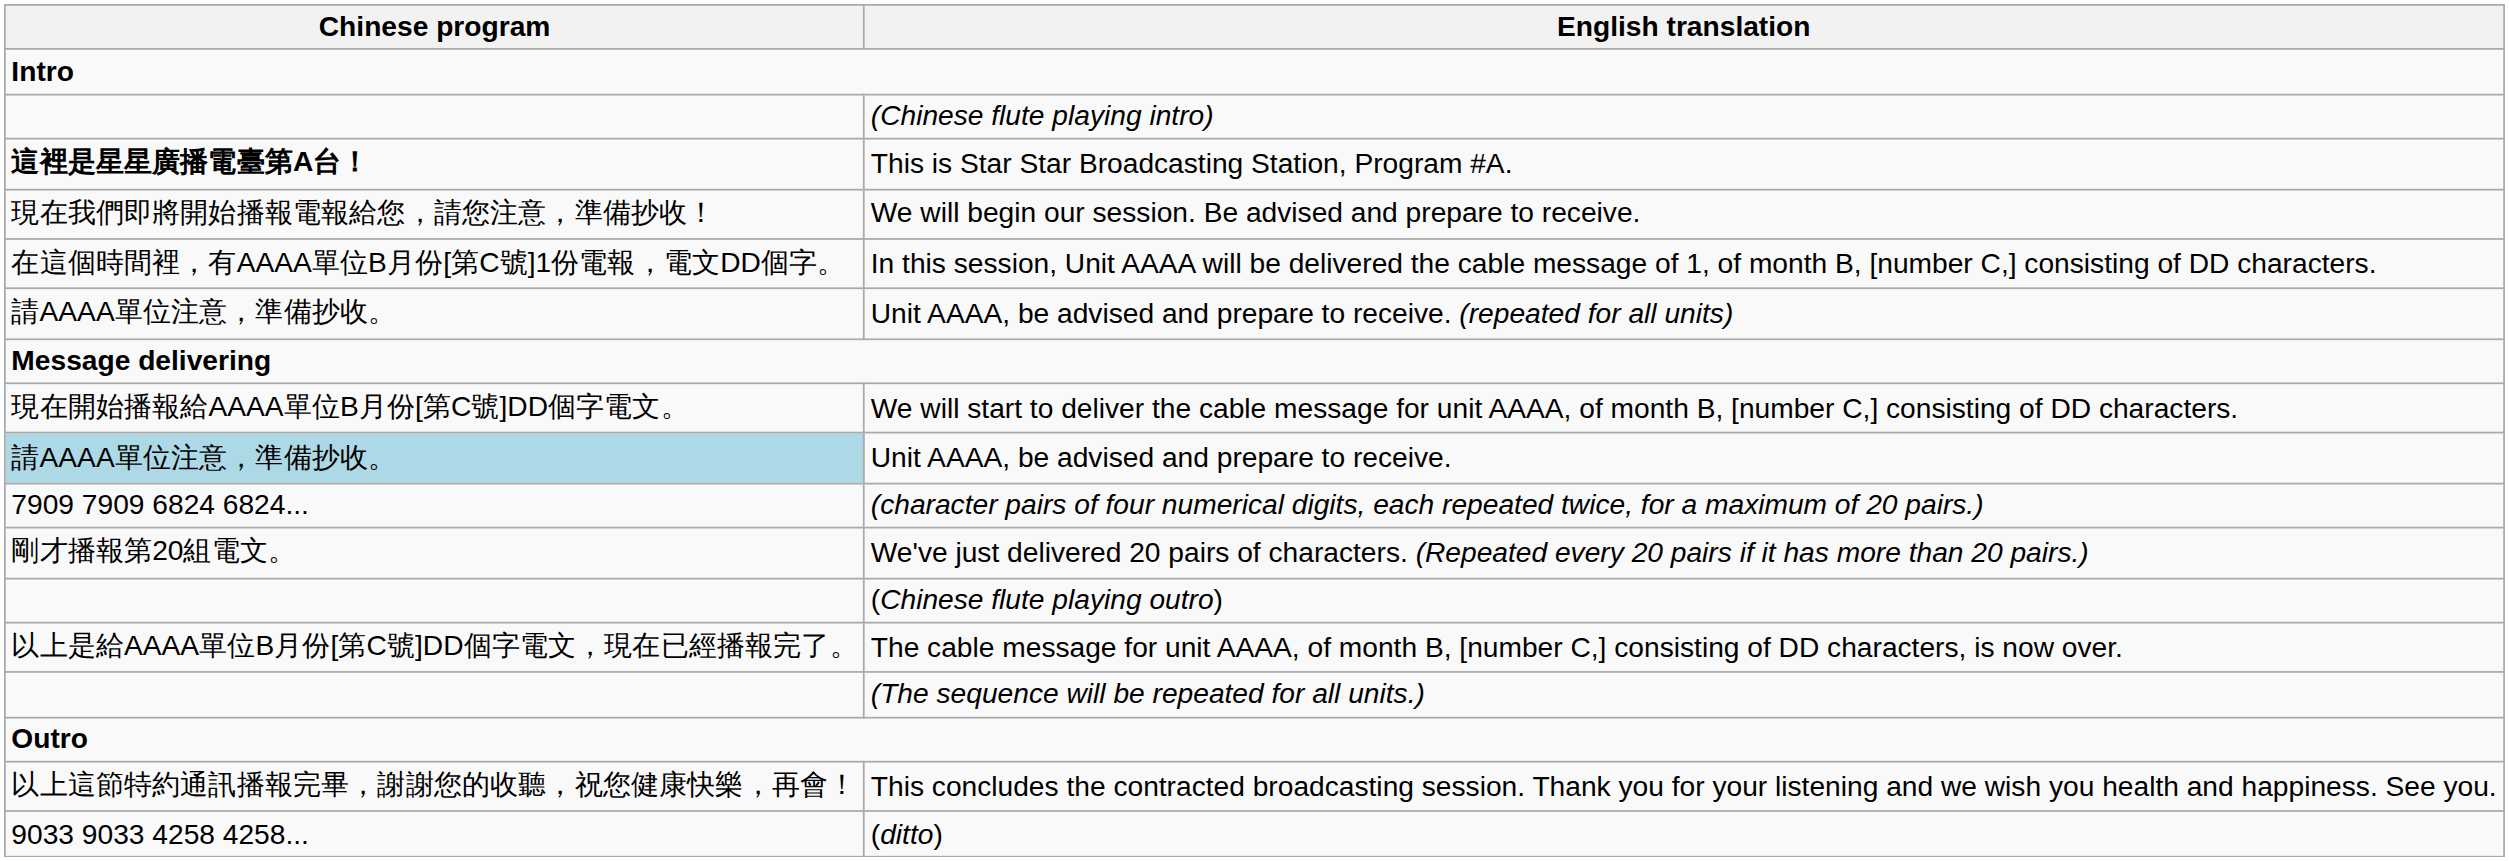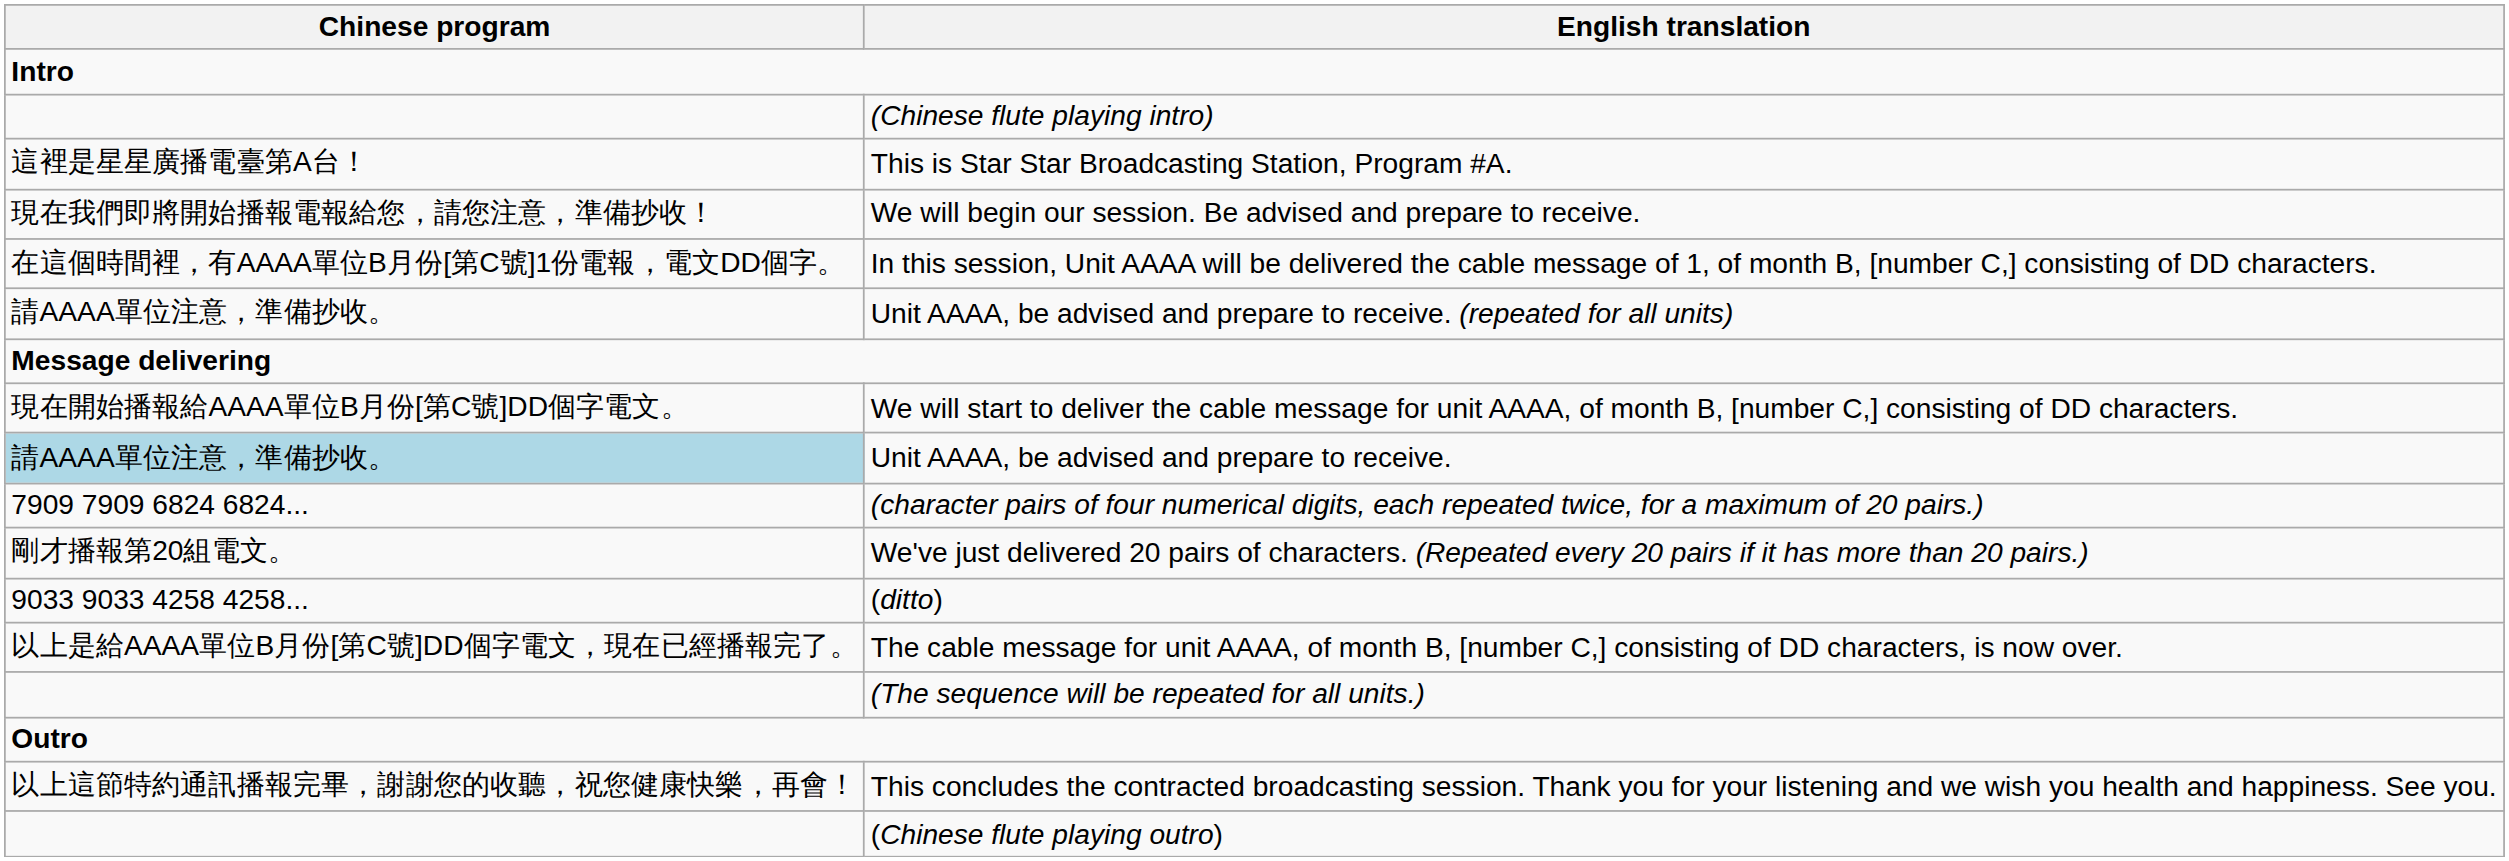(191, 162) bold -> (190, 162) normal
rows swapped: (907, 833) <-> (1047, 599)
